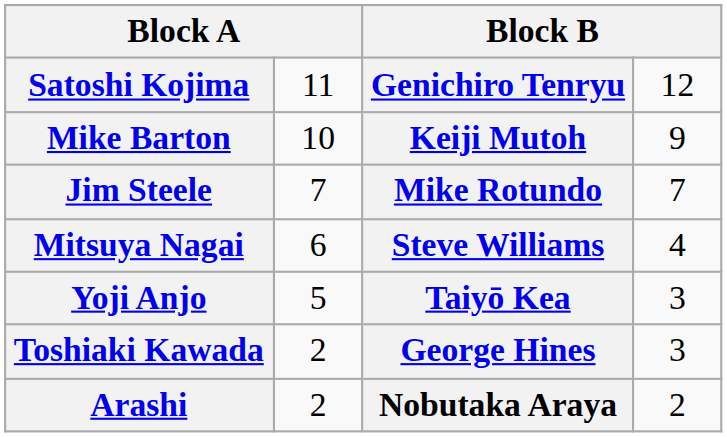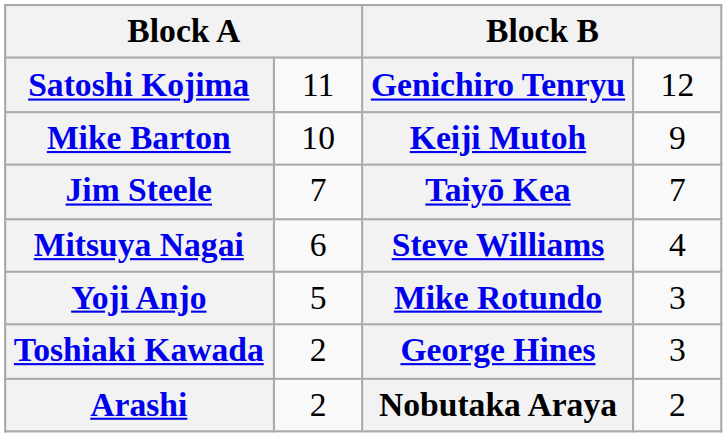(498, 191) Mike Rotundo -> (498, 191) Taiyō Kea
(498, 297) Taiyō Kea -> (498, 297) Mike Rotundo
